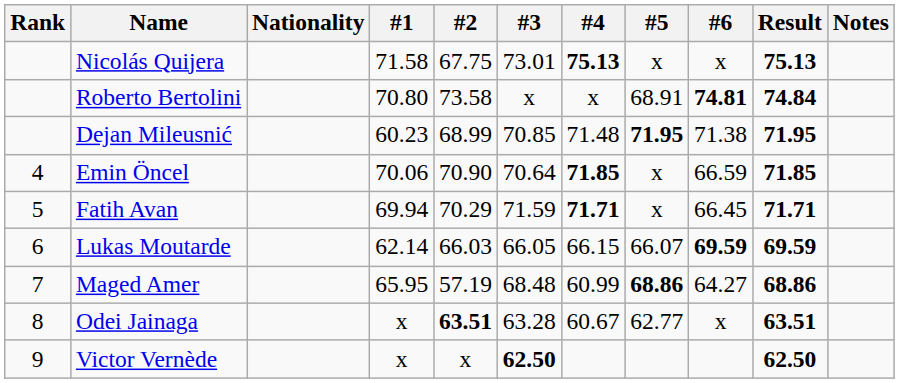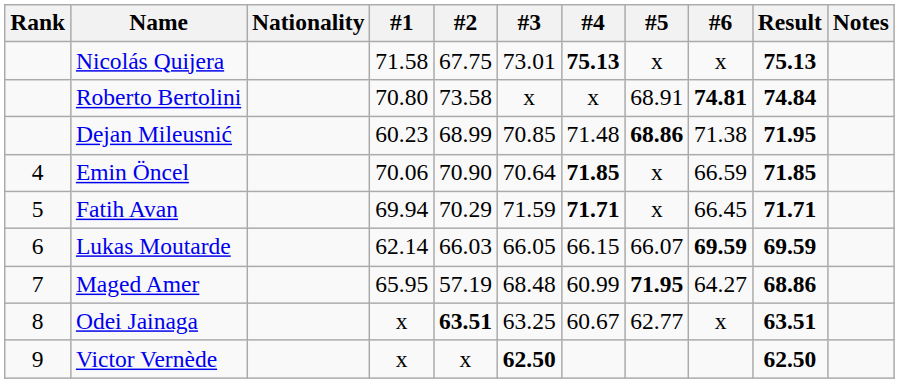(657, 135) 71.95 -> (657, 135) 68.86
(657, 284) 68.86 -> (657, 284) 71.95
(529, 321) 63.28 -> (529, 321) 63.25
